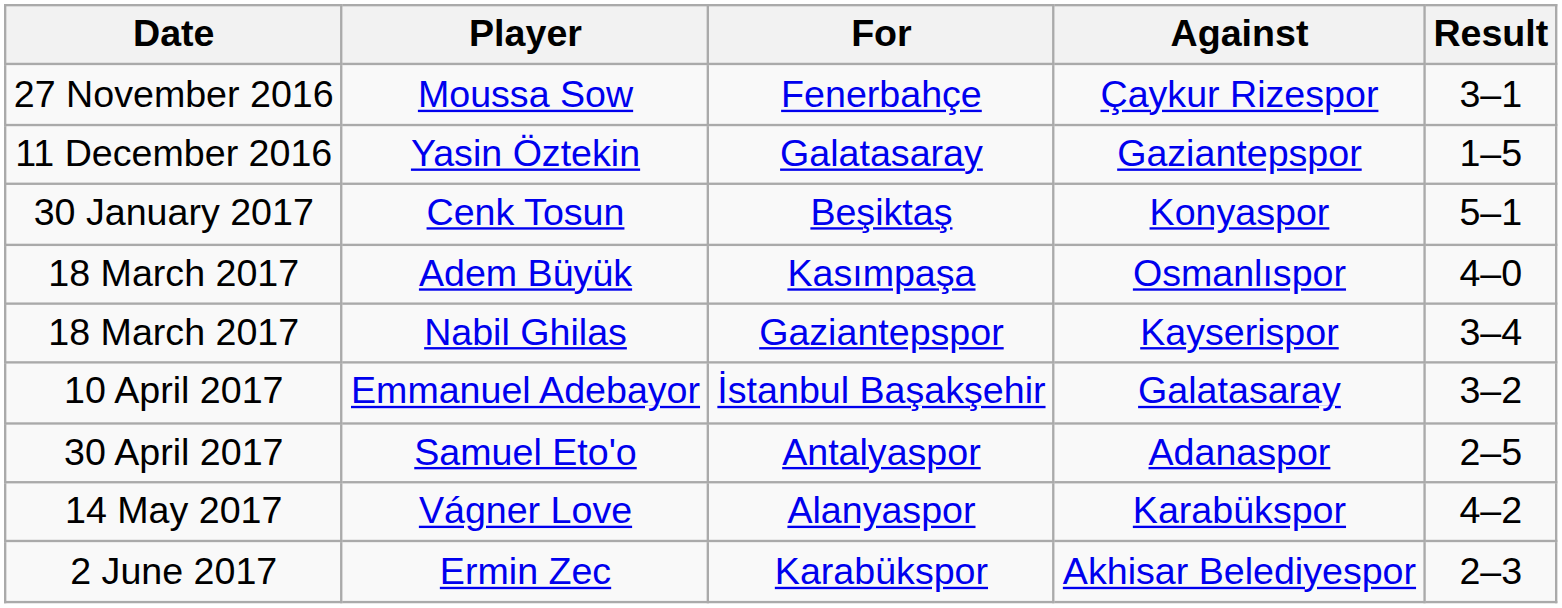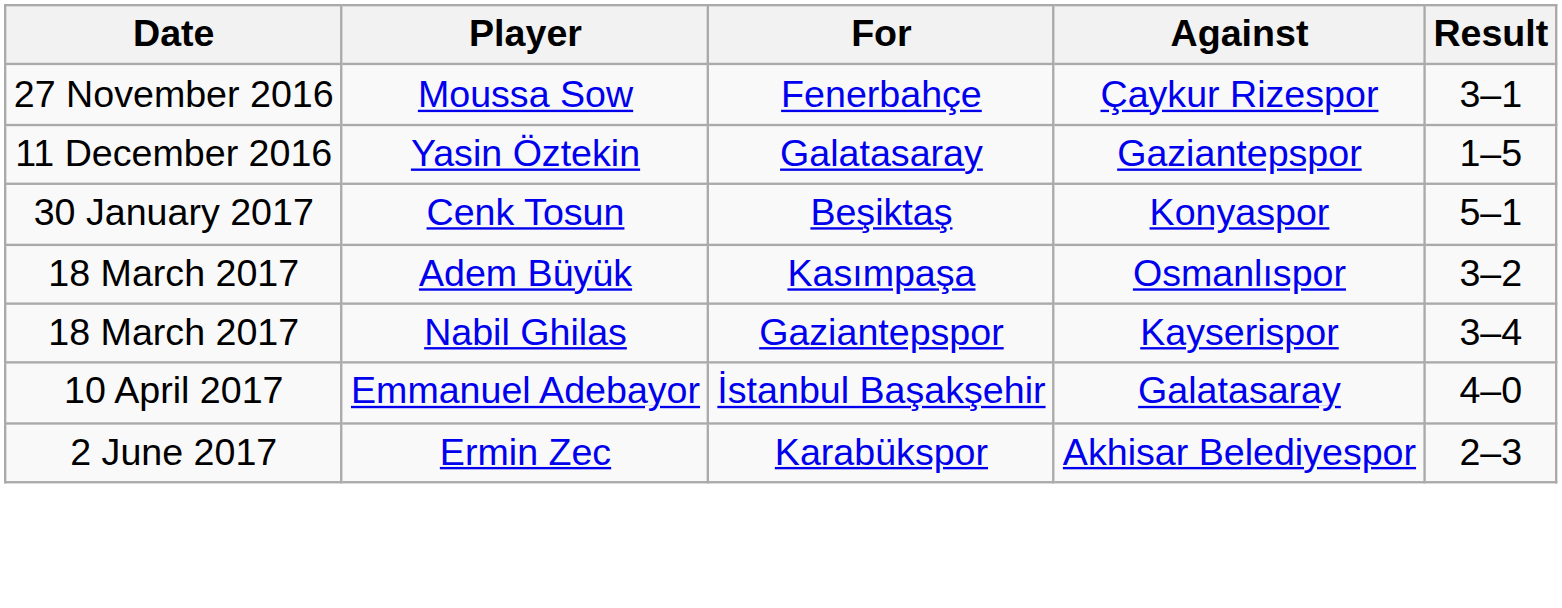(1491, 272) 4–0 -> (1491, 272) 3–2
(1491, 392) 3–2 -> (1491, 392) 4–0
- row: (525, 451)
- row: (525, 511)
